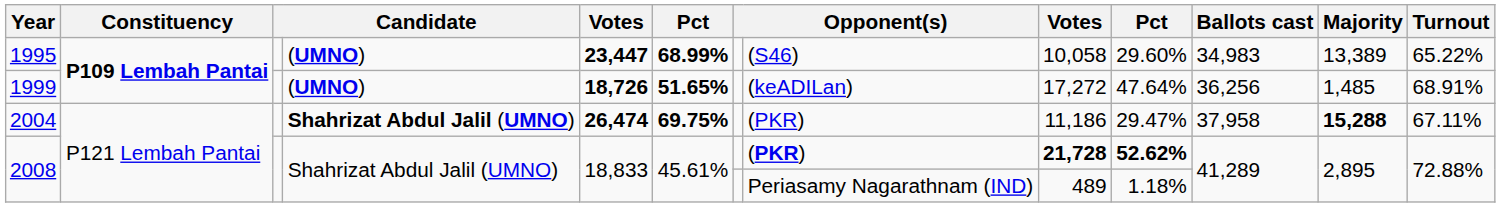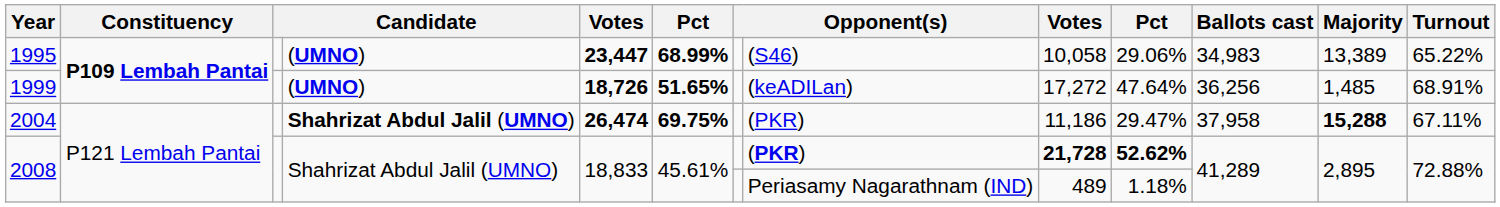(1152, 54) 29.60% -> (1152, 54) 29.06%
